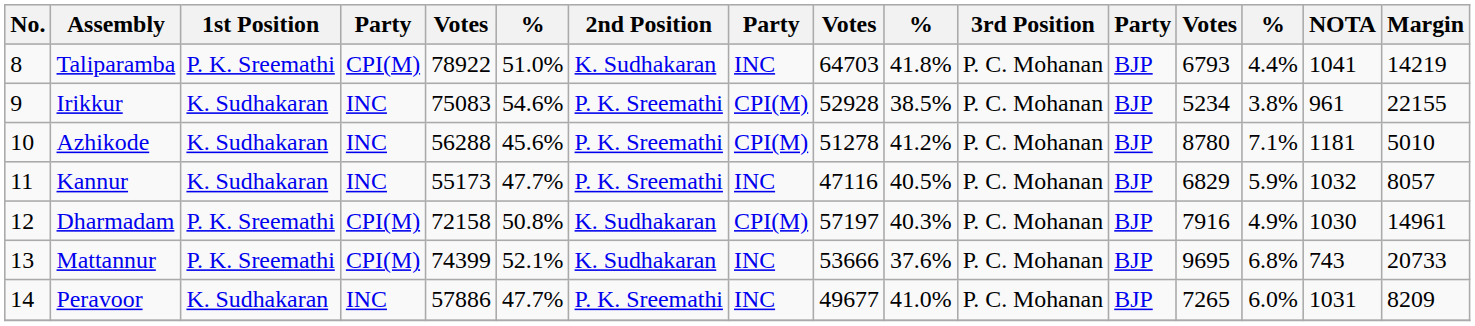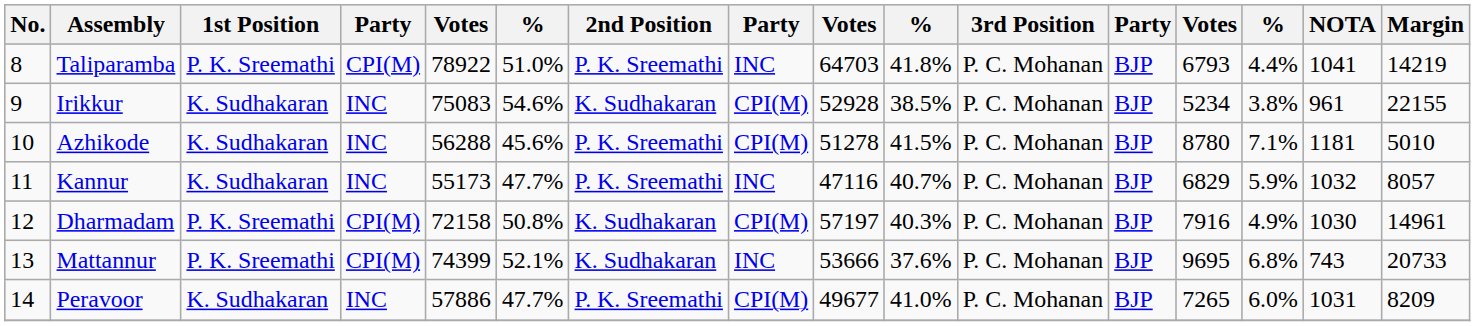(645, 63) K. Sudhakaran -> (649, 63) P. K. Sreemathi
(649, 103) P. K. Sreemathi -> (645, 103) K. Sudhakaran
(921, 142) 41.2% -> (921, 142) 41.5%
(921, 181) 40.5% -> (921, 181) 40.7%
(755, 299) INC -> (771, 299) CPI(M)
